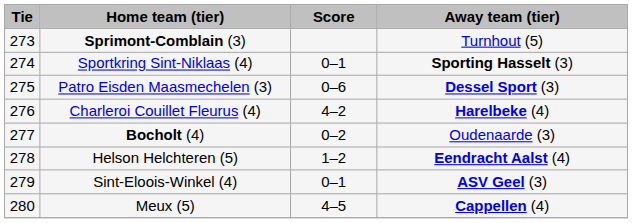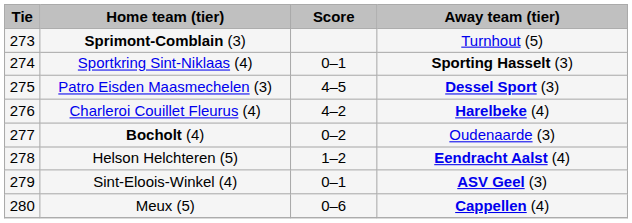(334, 88) 0–6 -> (334, 88) 4–5
(334, 206) 4–5 -> (334, 206) 0–6
